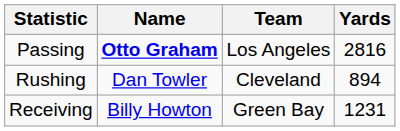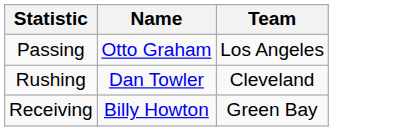- column: (365, 19)
(160, 49) bold -> (156, 49) normal
